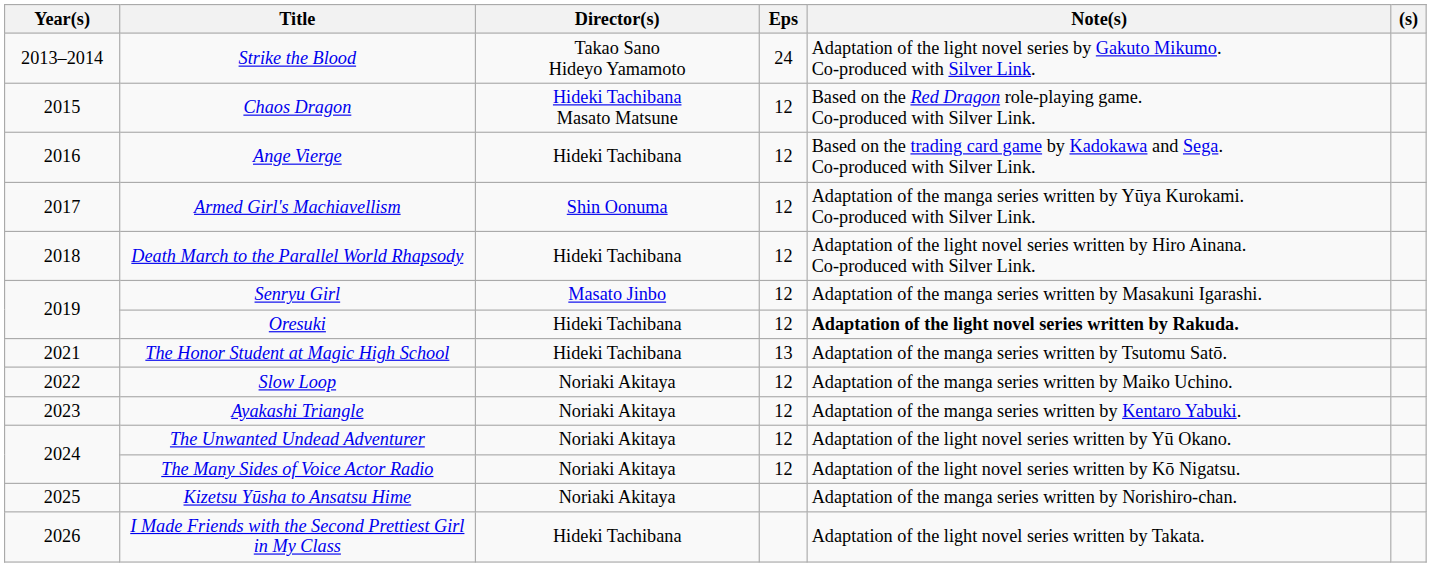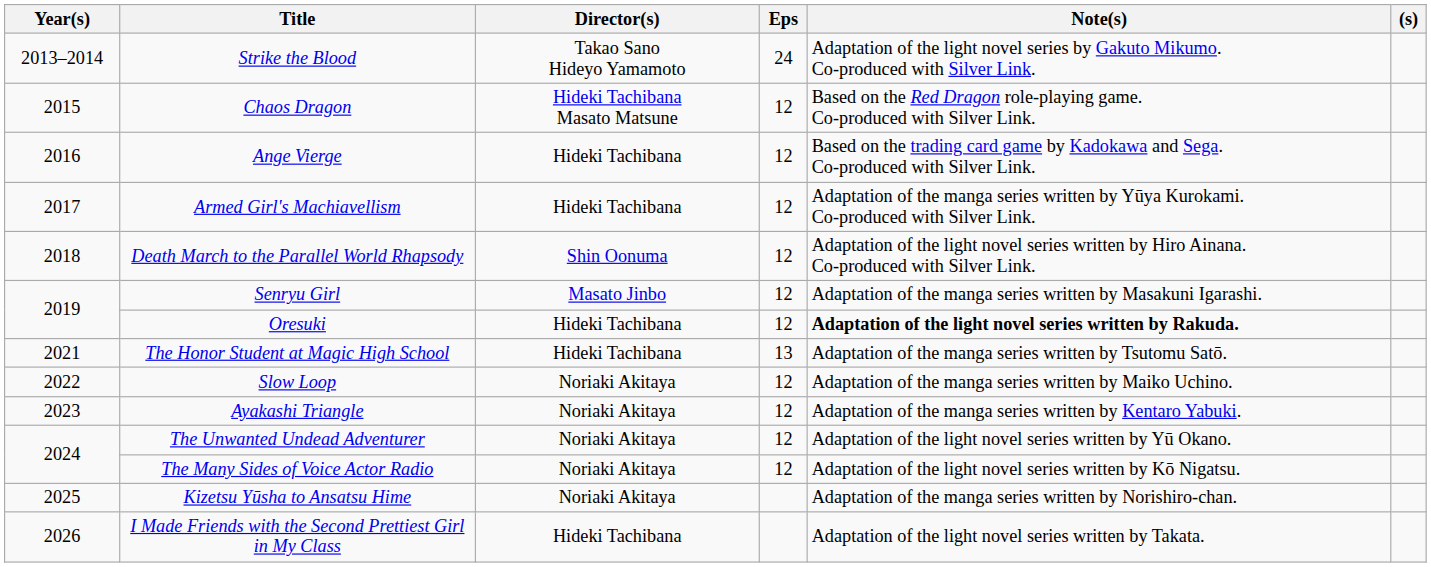(617, 206) Shin Oonuma -> (617, 206) Hideki Tachibana
(617, 255) Hideki Tachibana -> (617, 255) Shin Oonuma
